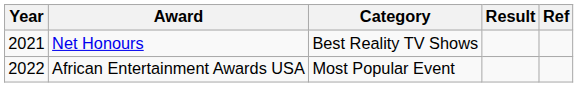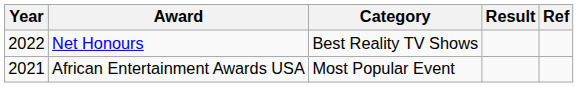(26, 43) 2021 -> (26, 43) 2022
(26, 69) 2022 -> (26, 69) 2021
